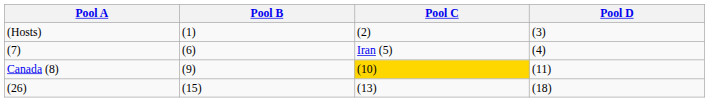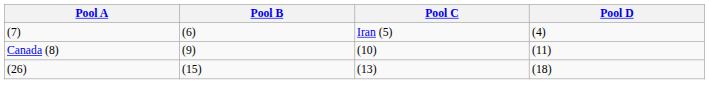- row: (24, 32)
(367, 69) gold background -> (367, 50) no background
